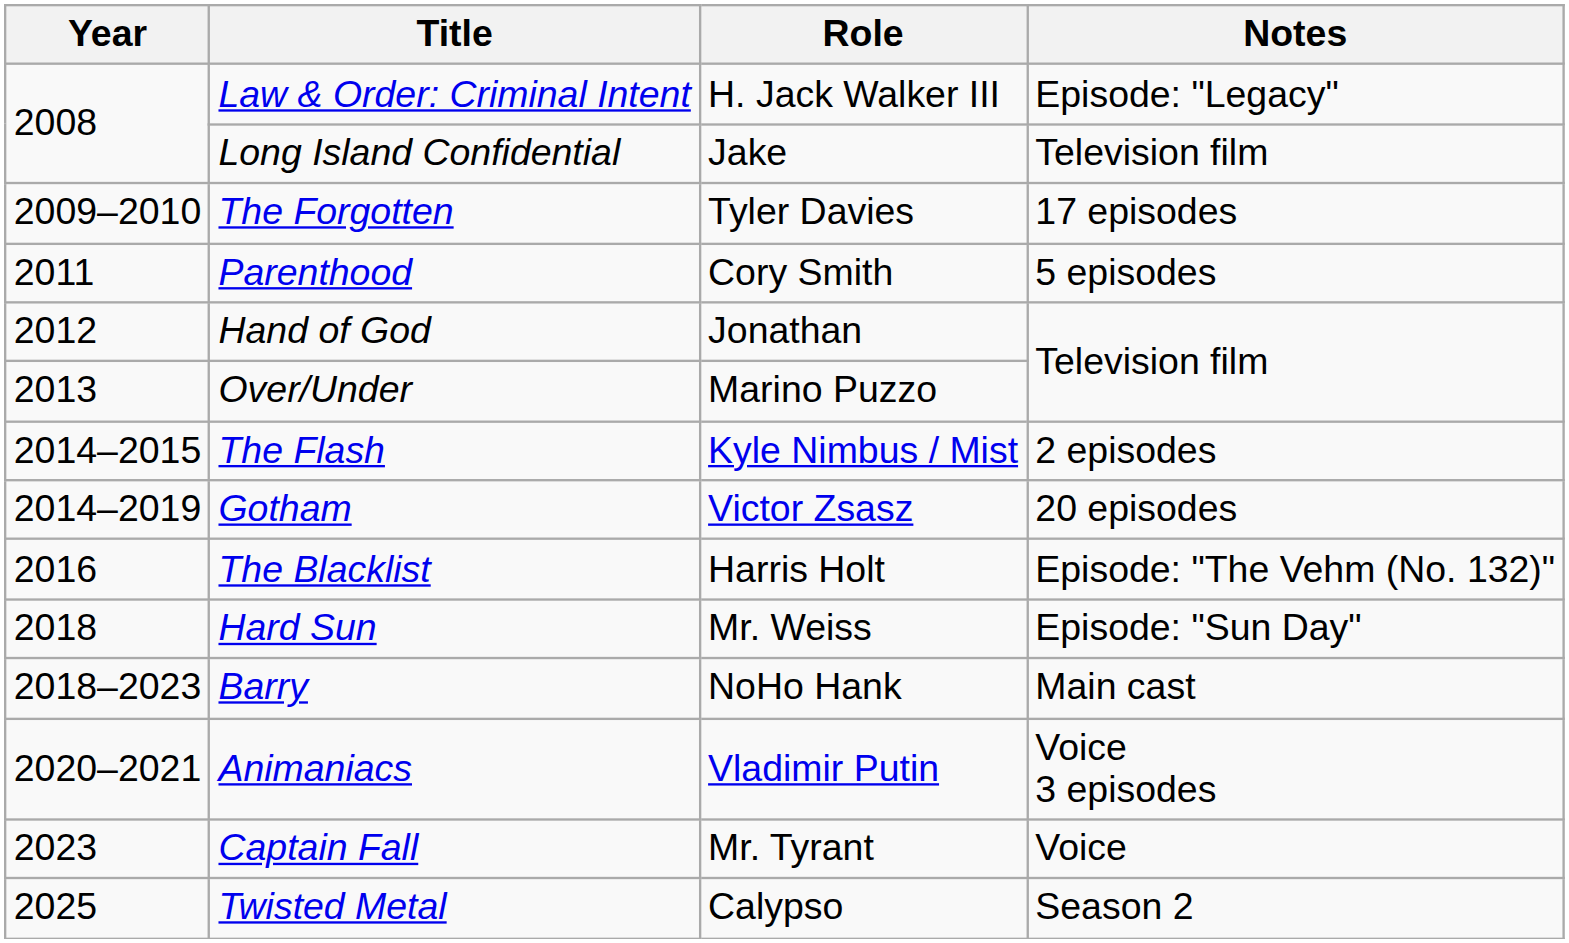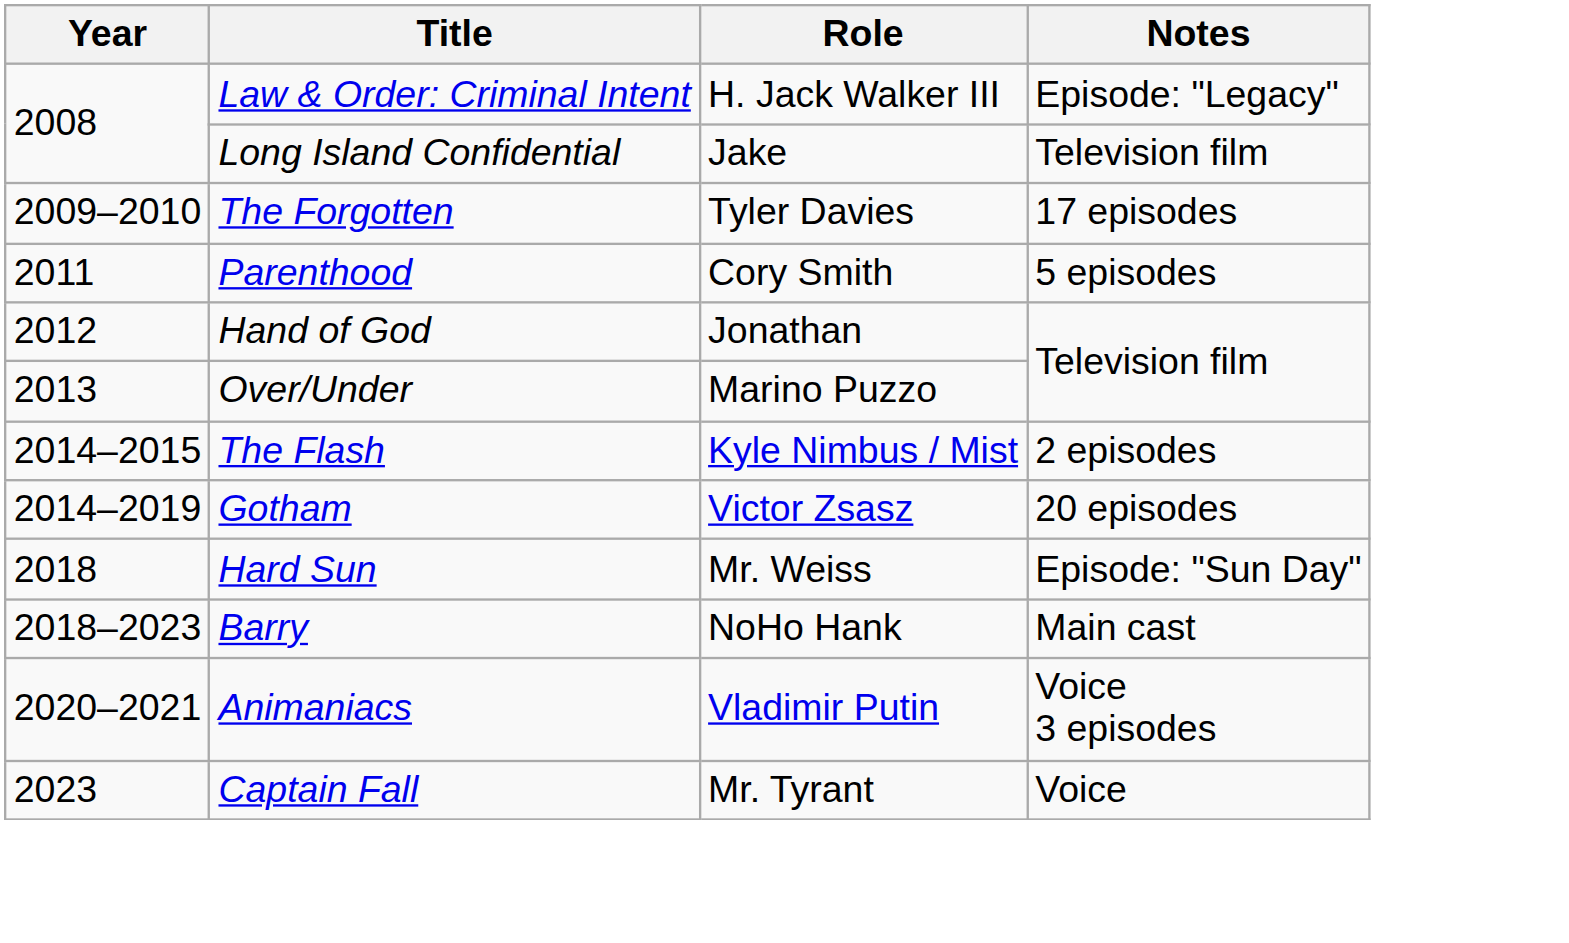- row: (325, 568)
- row: (333, 907)
